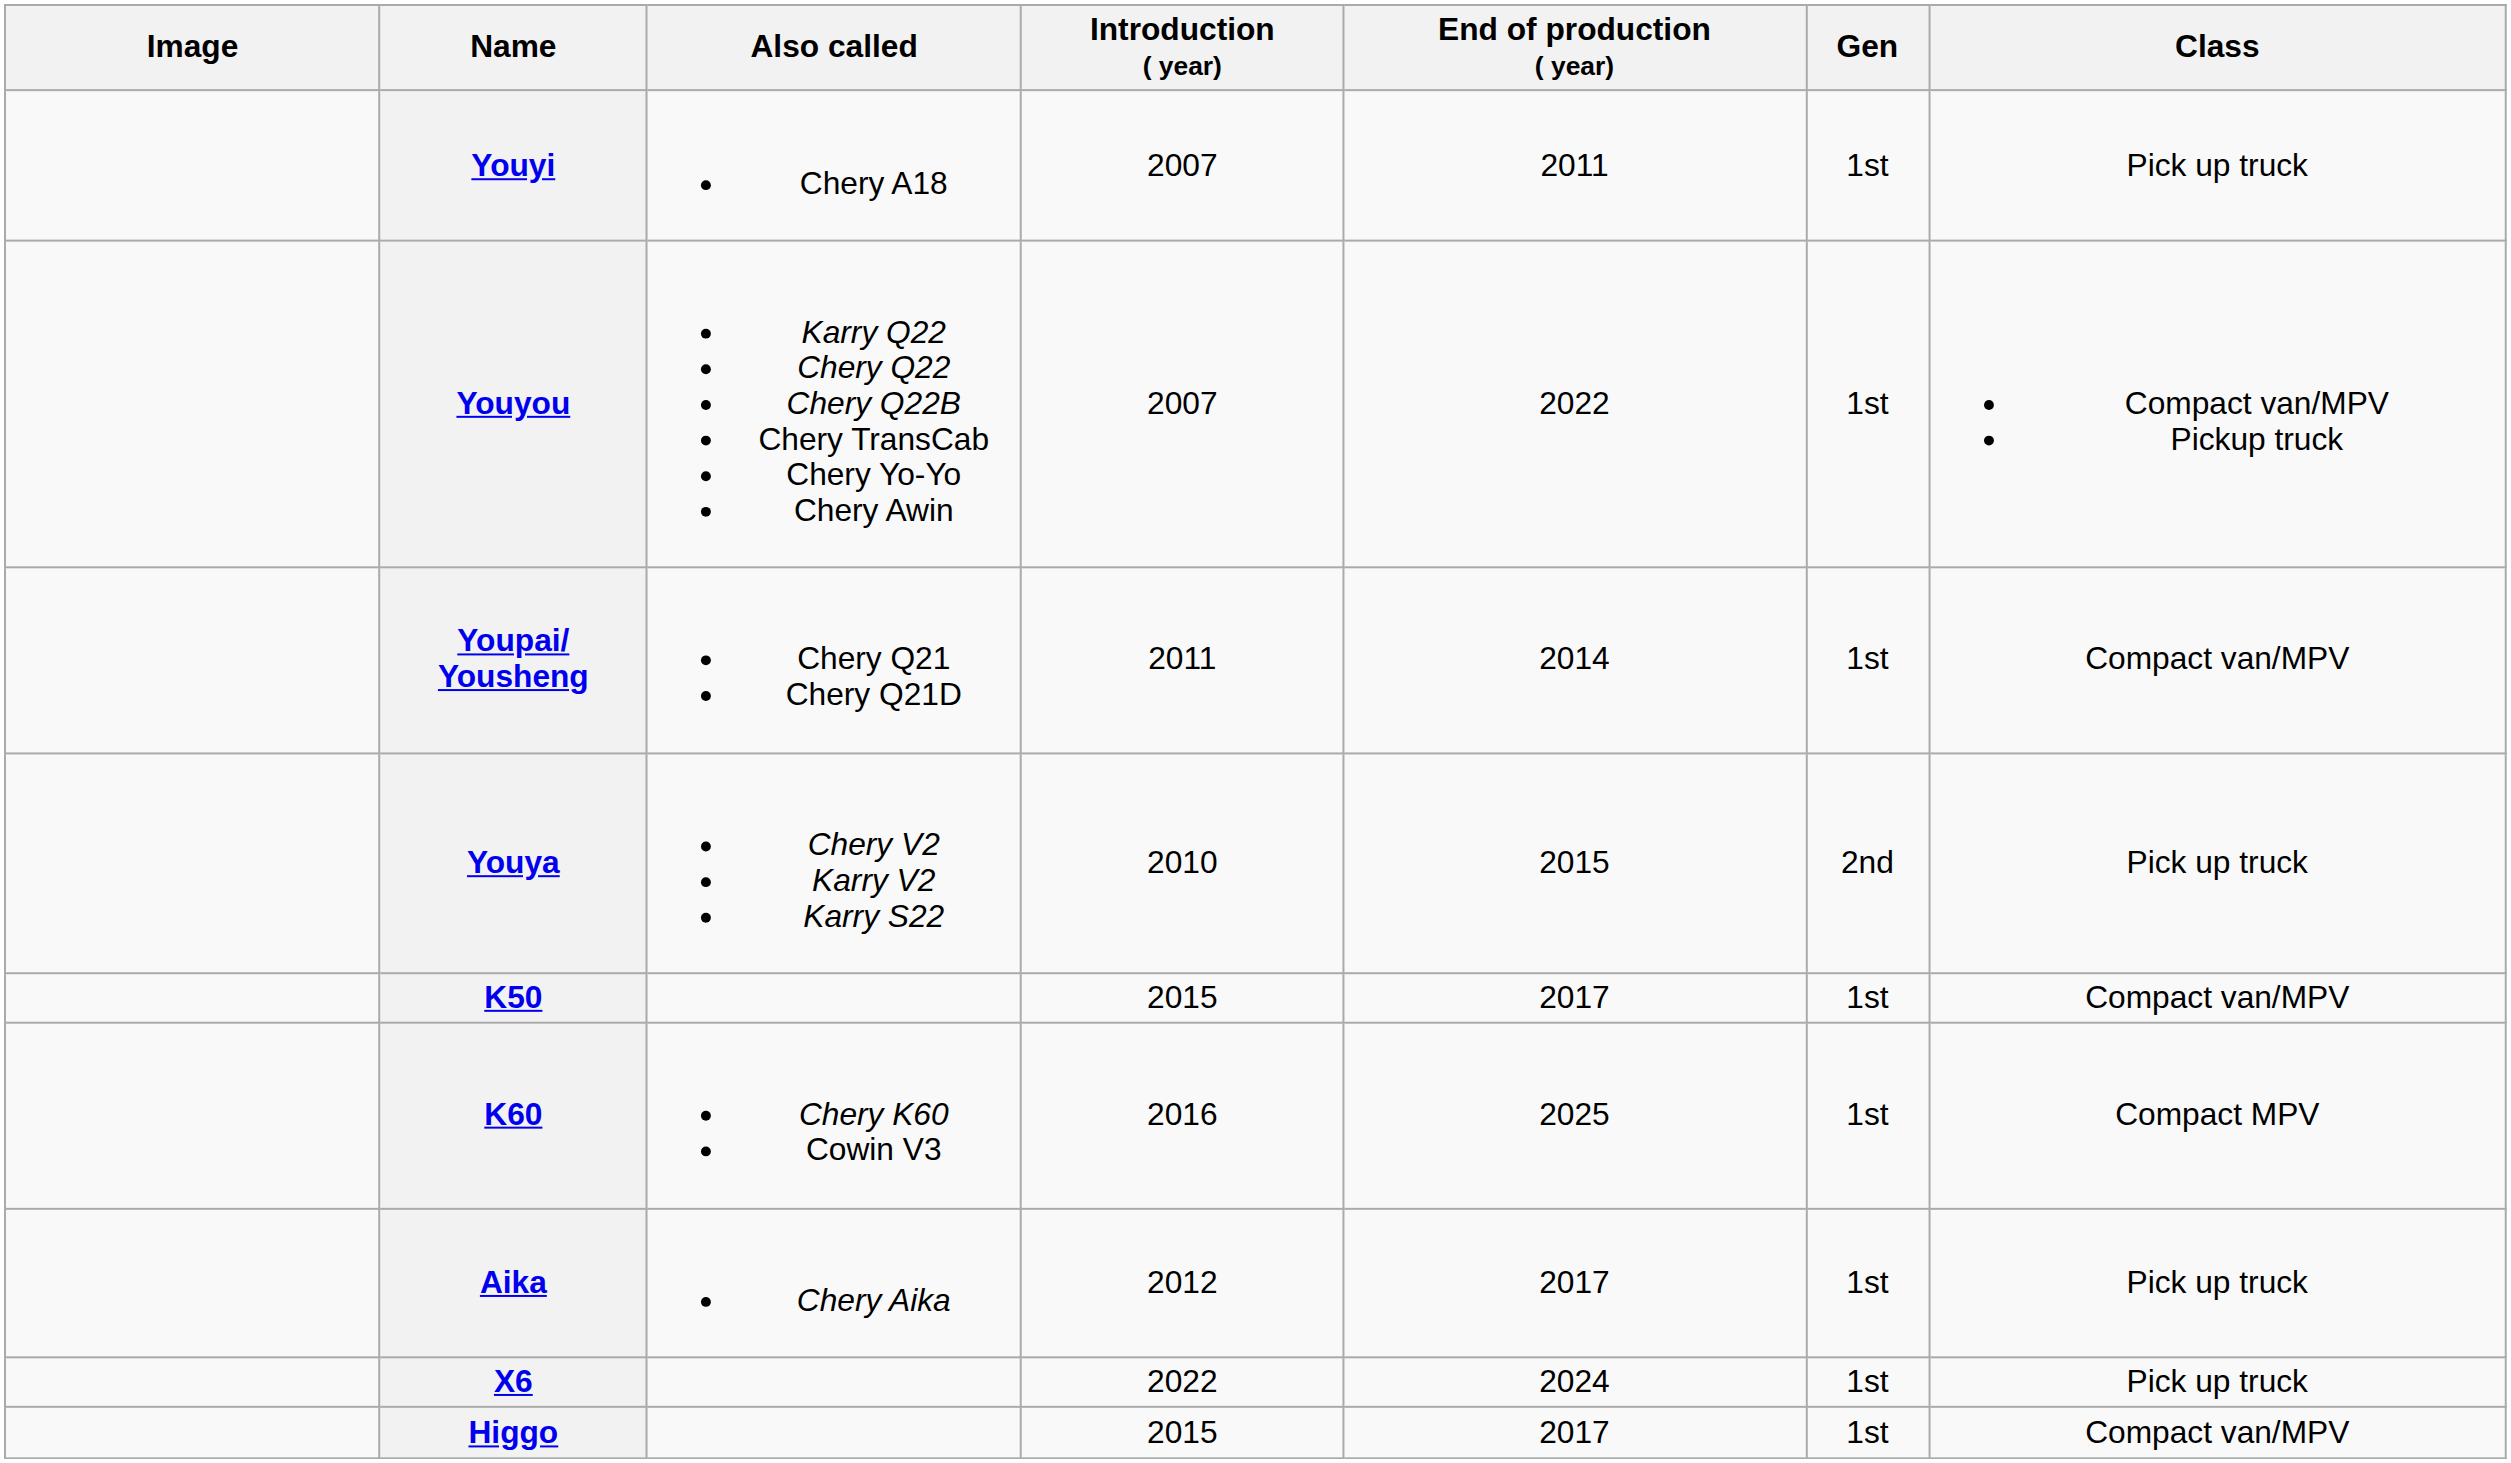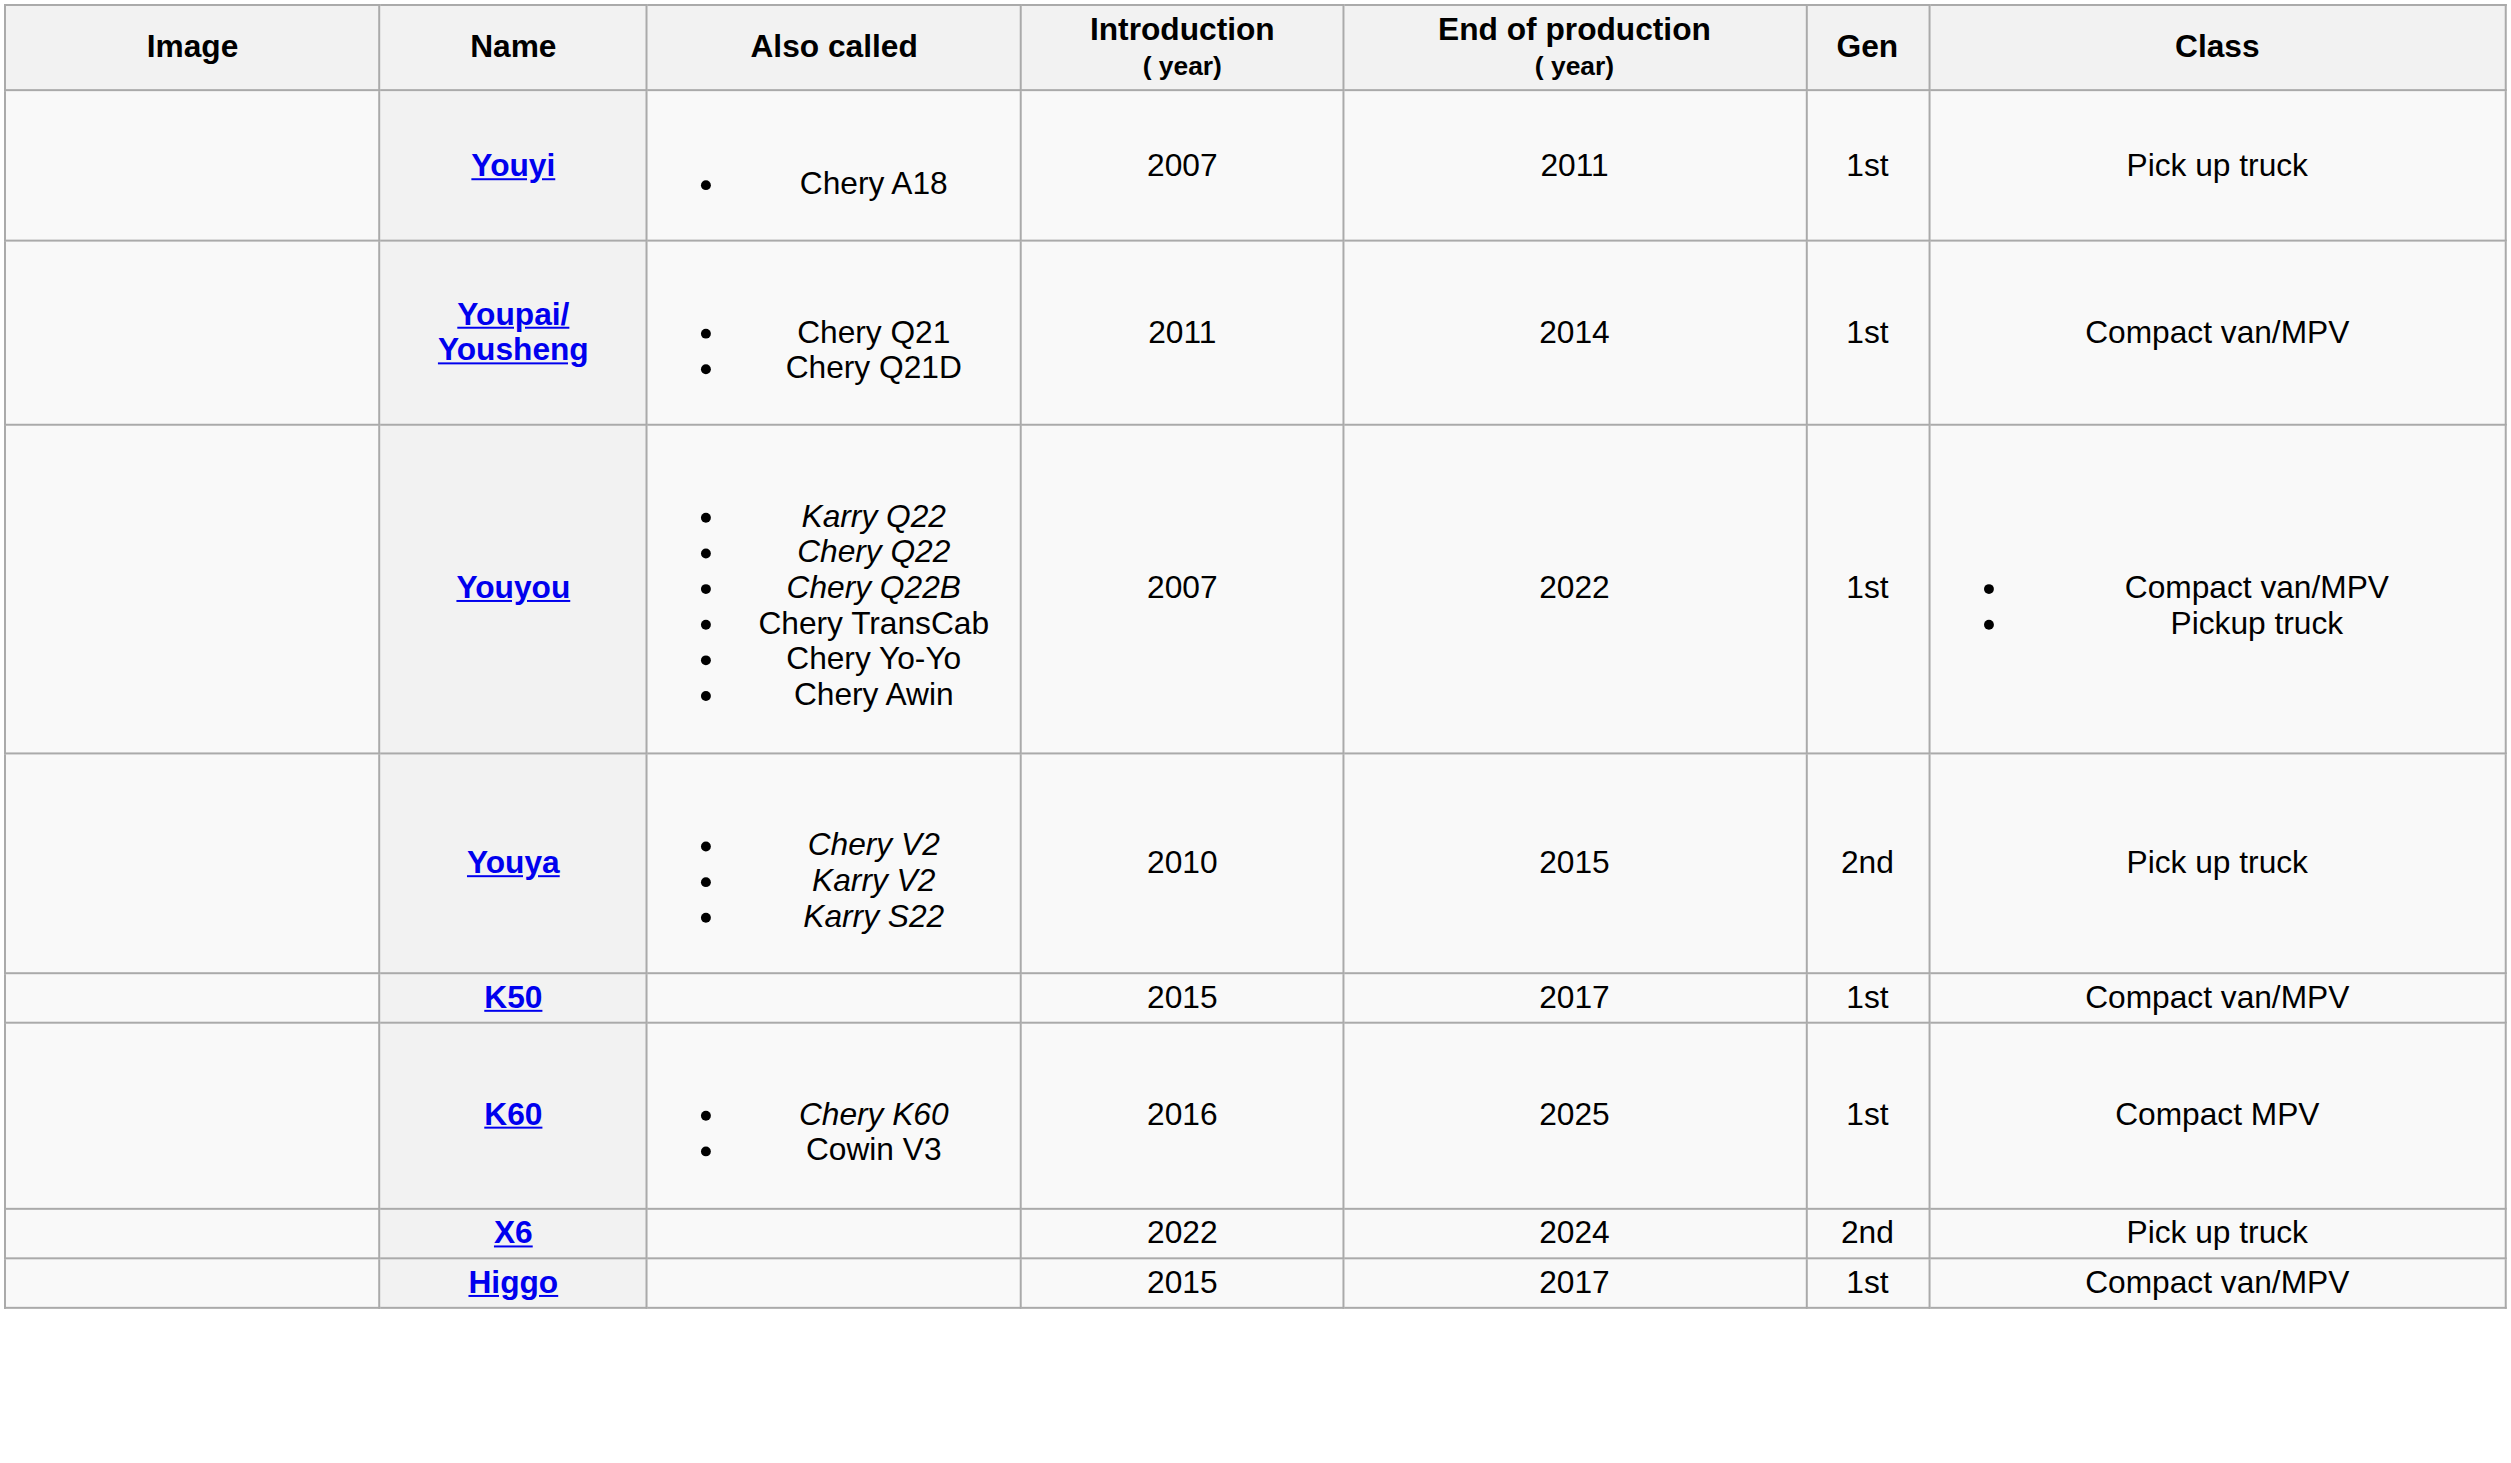rows swapped: (513, 659) <-> (513, 403)
- row: (513, 1282)
(1867, 1381) 1st -> (1867, 1232) 2nd
